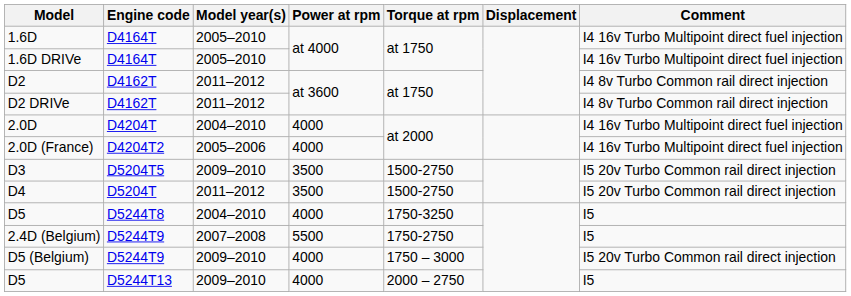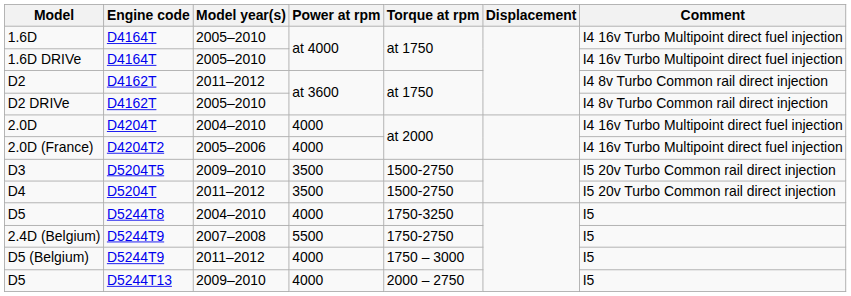(230, 103) 2011–2012 -> (231, 103) 2005–2010
(231, 258) 2009–2010 -> (230, 258) 2011–2012
(709, 258) I5 20v Turbo Common rail direct injection -> (589, 258) I5
